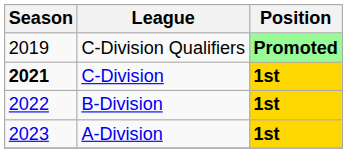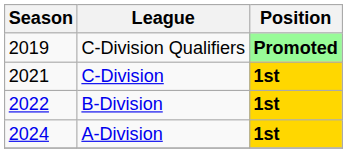(29, 76) bold -> (29, 76) normal
(29, 133) 2023 -> (29, 133) 2024
